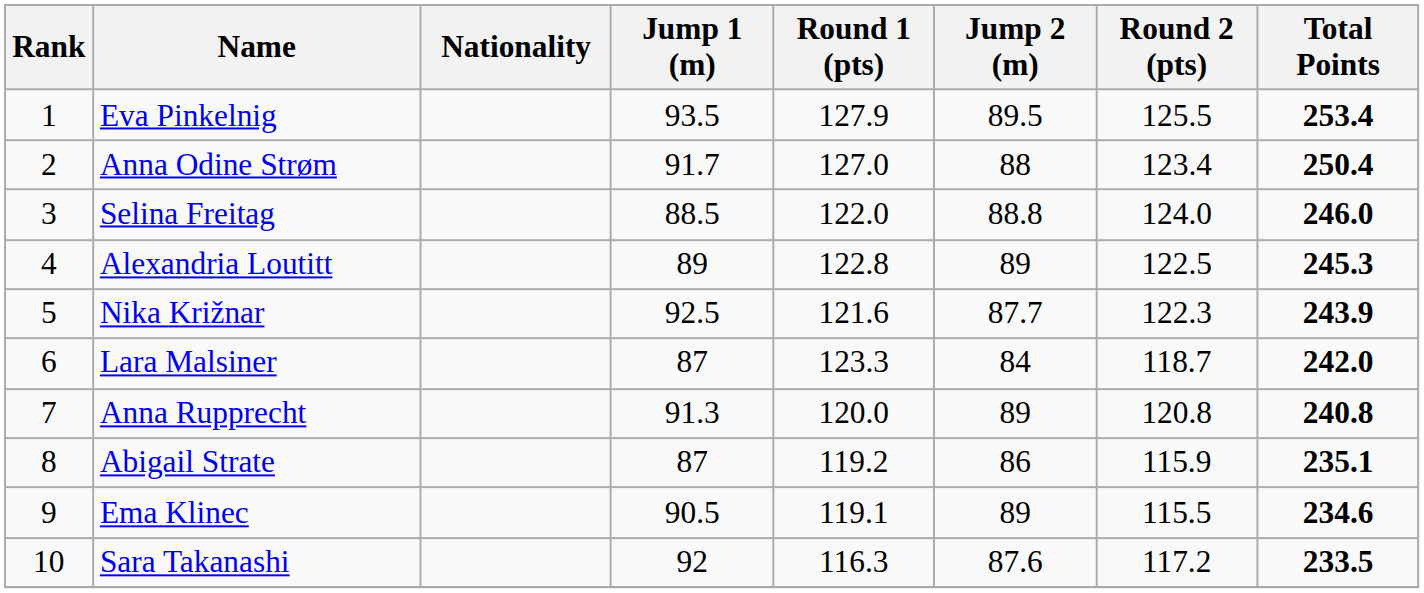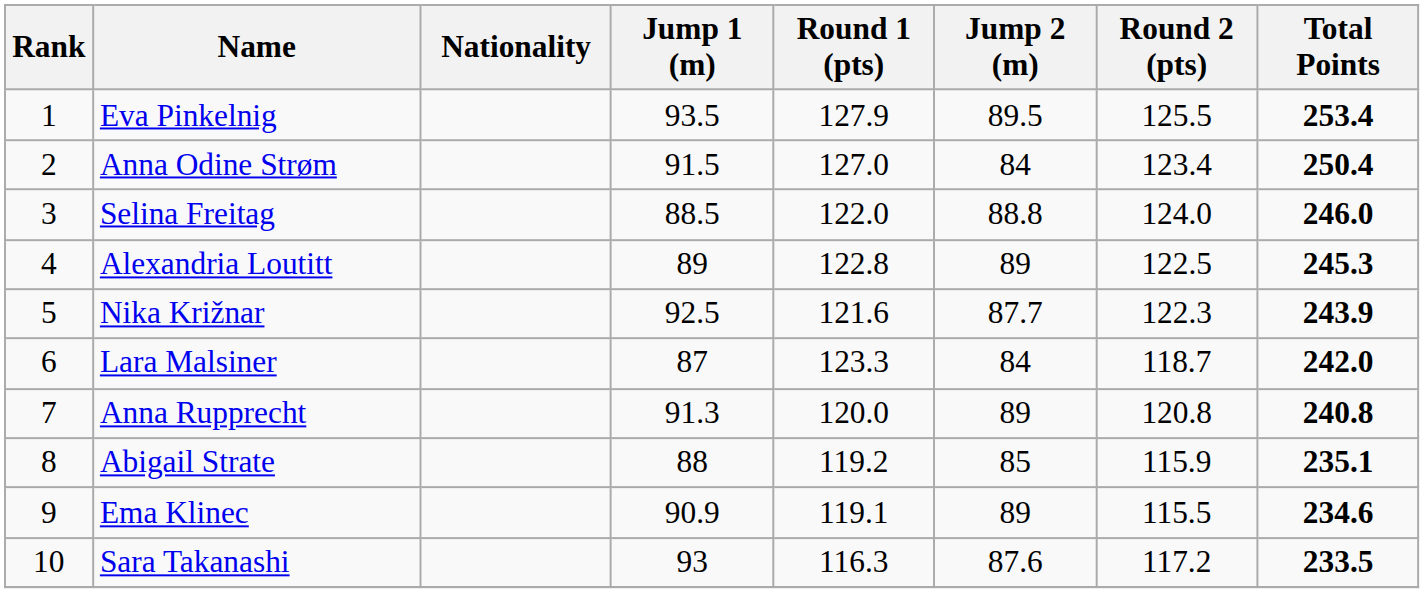(692, 164) 91.7 -> (692, 164) 91.5
(1015, 164) 88 -> (1015, 164) 84
(692, 462) 87 -> (692, 462) 88
(1015, 462) 86 -> (1015, 462) 85
(692, 512) 90.5 -> (692, 512) 90.9
(692, 561) 92 -> (692, 561) 93
